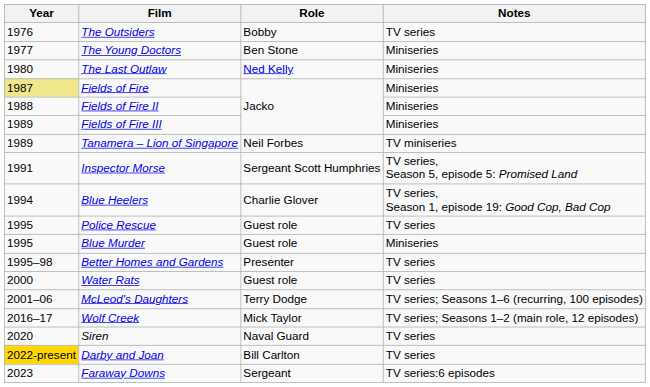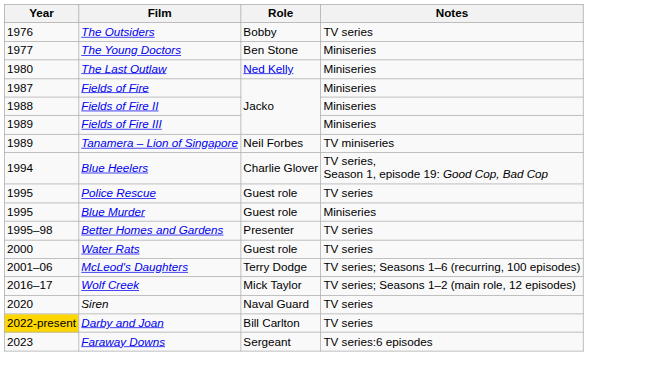(20, 87) khaki background -> (20, 87) no background
- row: (123, 168)
